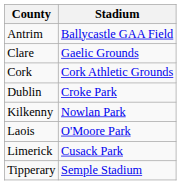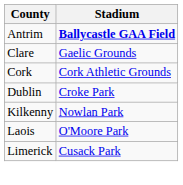(117, 33) normal -> (117, 33) bold
- row: (31, 170)
